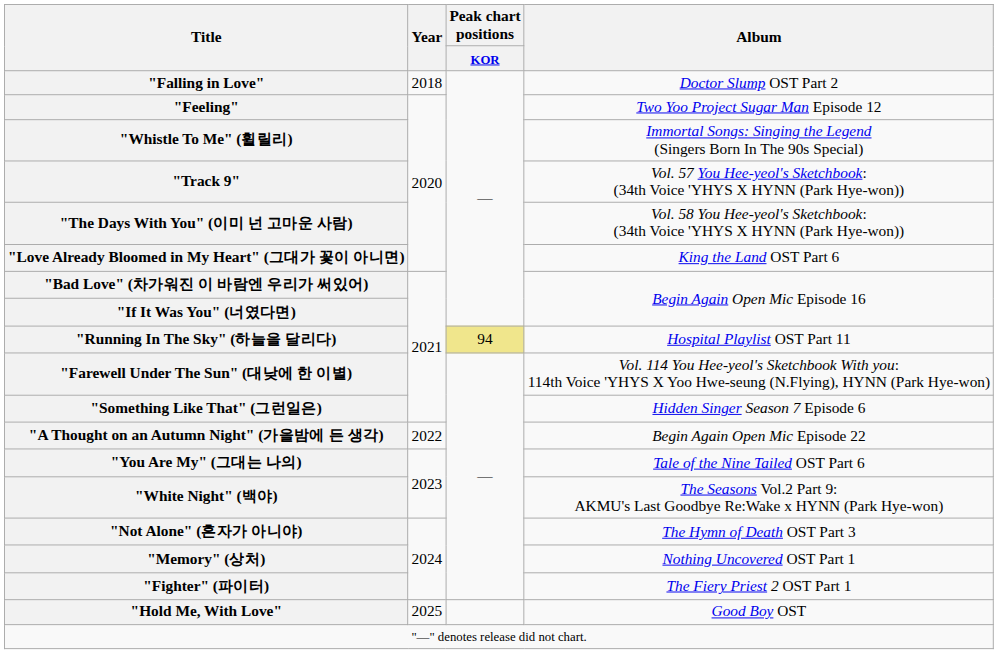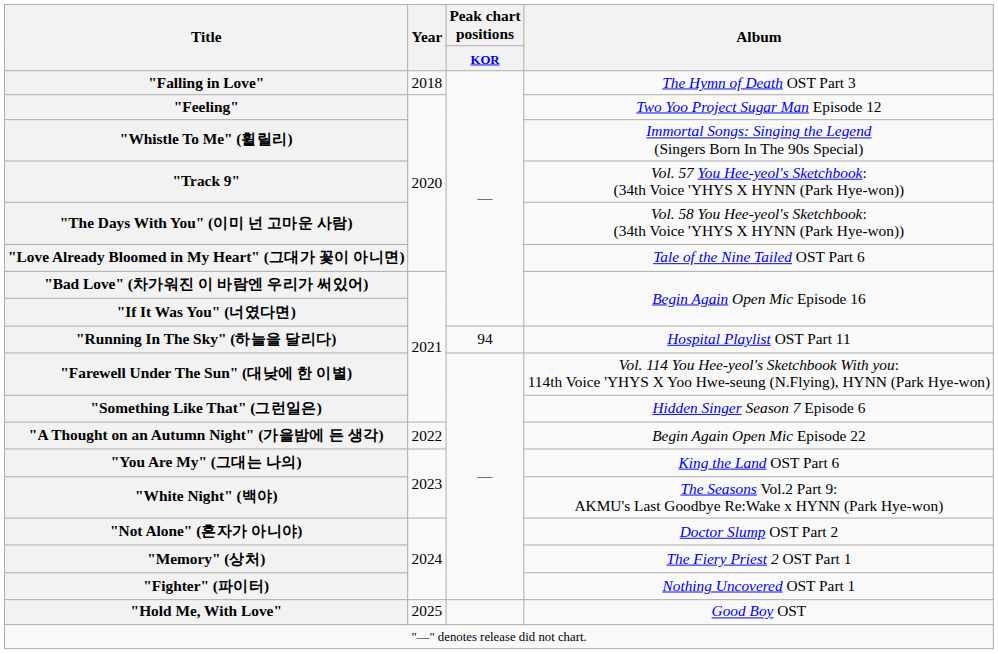(759, 82) Doctor Slump OST Part 2 -> (759, 82) The Hymn of Death OST Part 3
(759, 257) King the Land OST Part 6 -> (759, 257) Tale of the Nine Tailed OST Part 6
(485, 339) khaki background -> (485, 339) no background
(759, 462) Tale of the Nine Tailed OST Part 6 -> (759, 462) King the Land OST Part 6
(759, 531) The Hymn of Death OST Part 3 -> (759, 531) Doctor Slump OST Part 2
(759, 558) Nothing Uncovered OST Part 1 -> (759, 558) The Fiery Priest 2 OST Part 1
(759, 586) The Fiery Priest 2 OST Part 1 -> (759, 586) Nothing Uncovered OST Part 1
